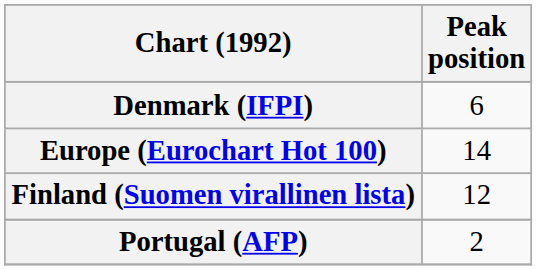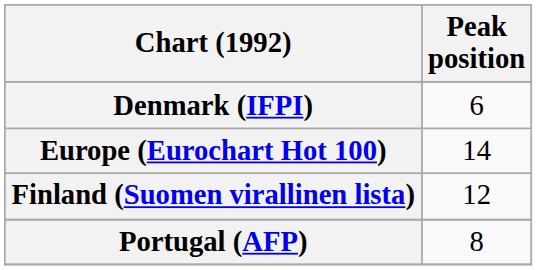(477, 241) 2 -> (477, 241) 8
